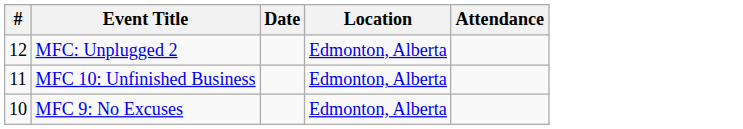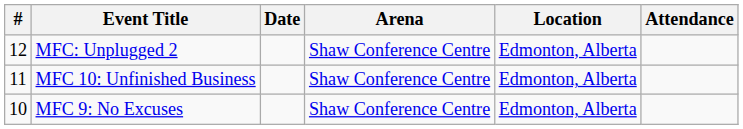+ column: (400, 19)
